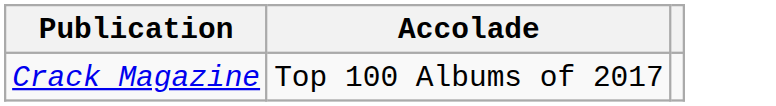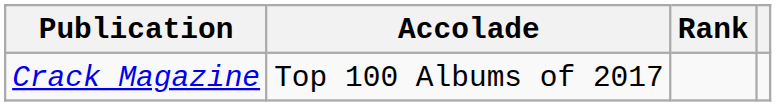+ column: (713, 29)
